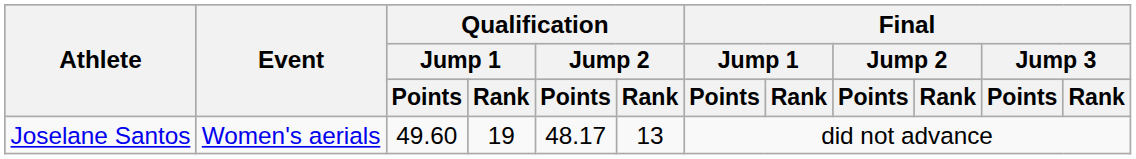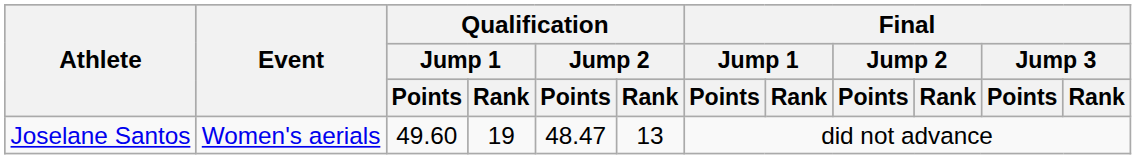(576, 135) 48.17 -> (576, 135) 48.47
